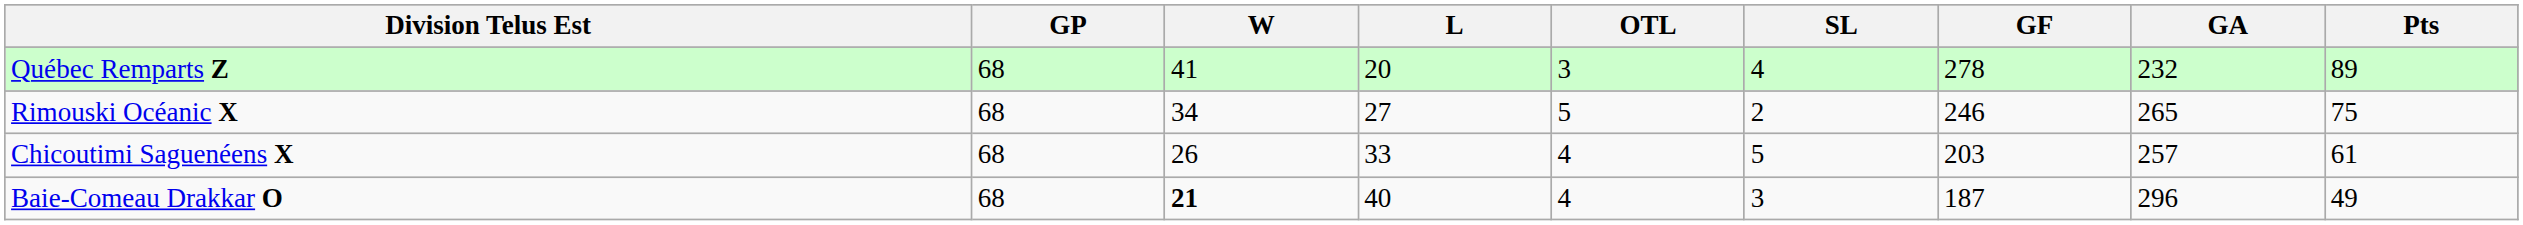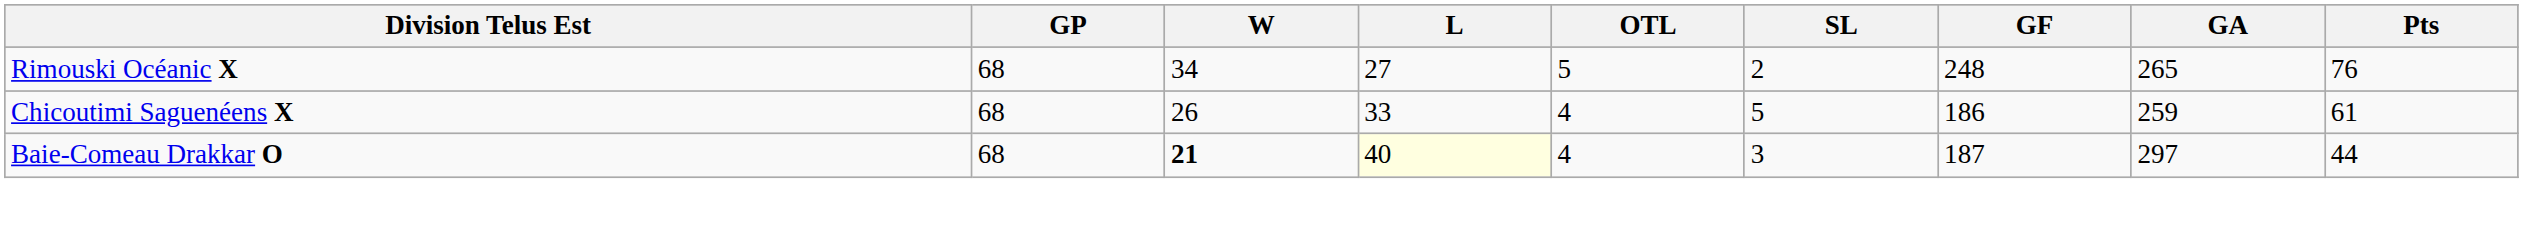- row: (120, 68)
(1964, 111) 246 -> (1964, 68) 248
(2344, 111) 75 -> (2344, 68) 76
(1964, 154) 203 -> (1964, 111) 186
(2158, 154) 257 -> (2158, 111) 259
(1378, 197) no background -> (1378, 154) lightyellow background
(2158, 197) 296 -> (2158, 154) 297
(2344, 197) 49 -> (2344, 154) 44
